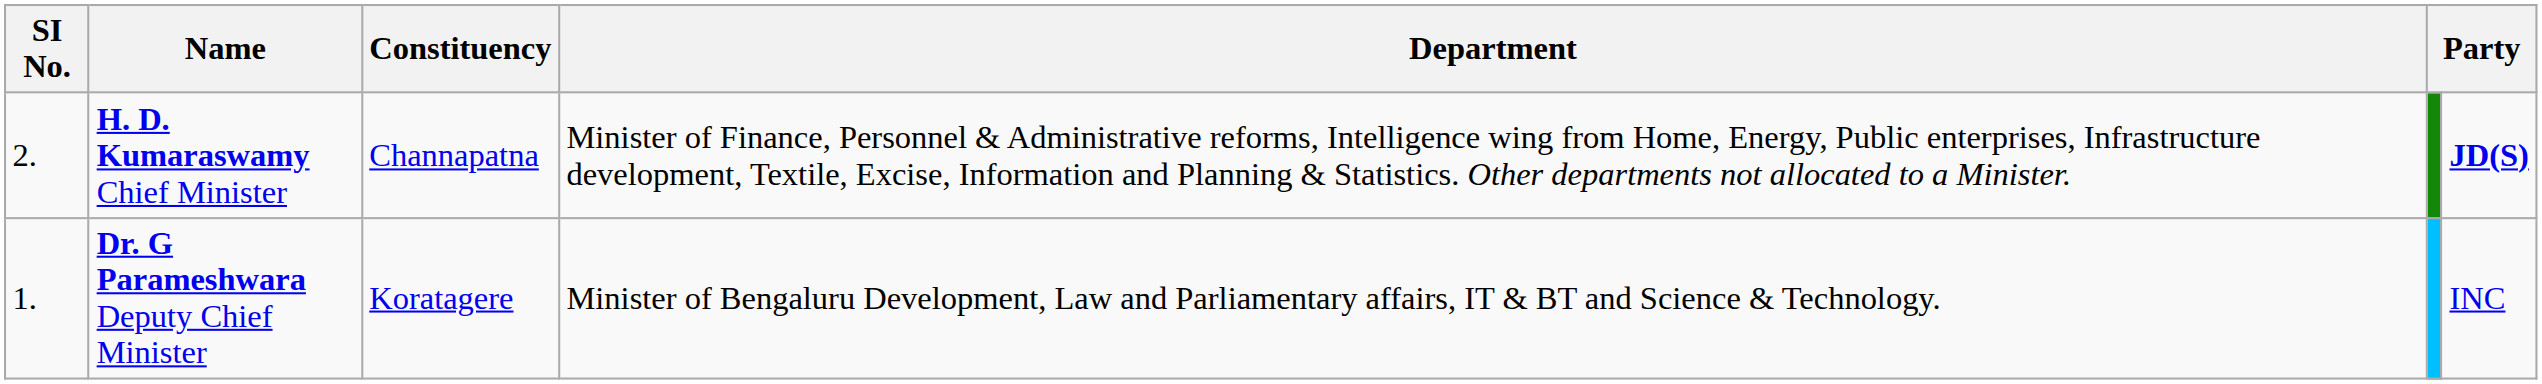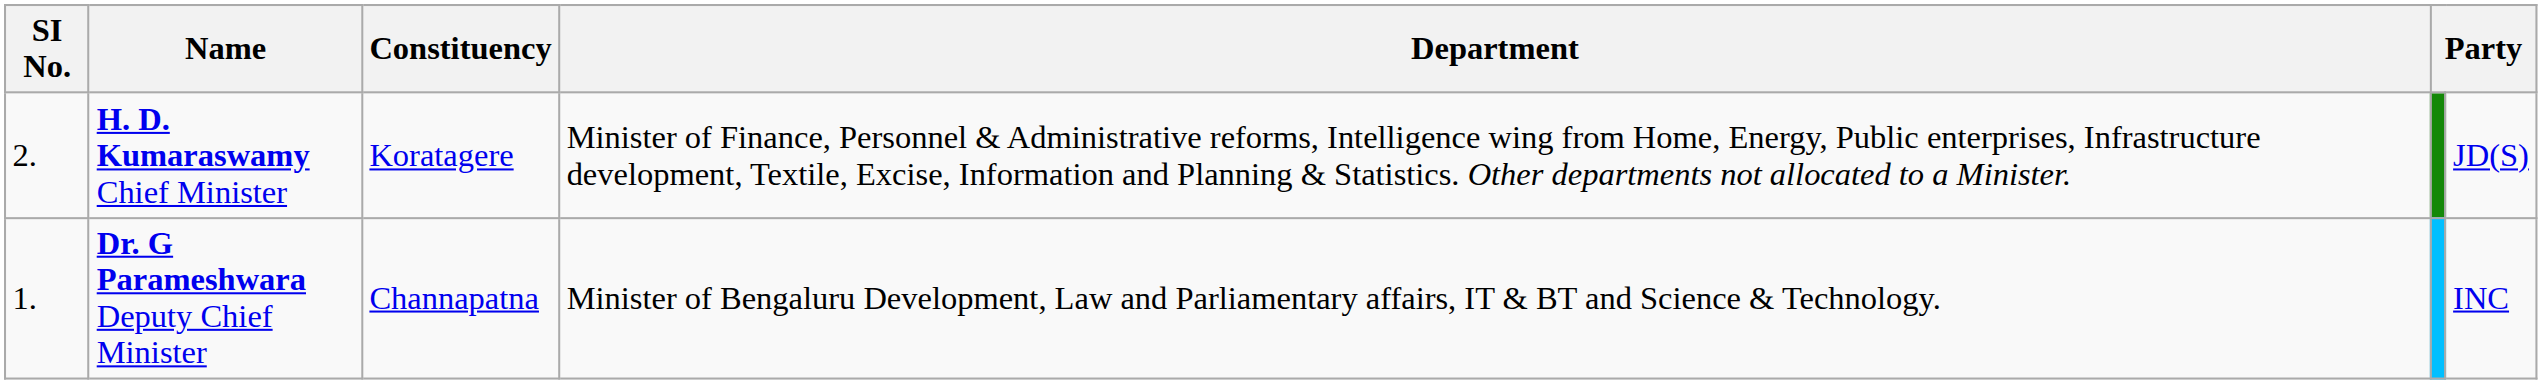(454, 154) Channapatna -> (442, 154) Koratagere
(2489, 154) bold -> (2491, 154) normal
(441, 297) Koratagere -> (454, 297) Channapatna
